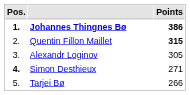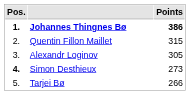(176, 41) bold -> (176, 41) normal
(176, 69) 271 -> (176, 69) 273
